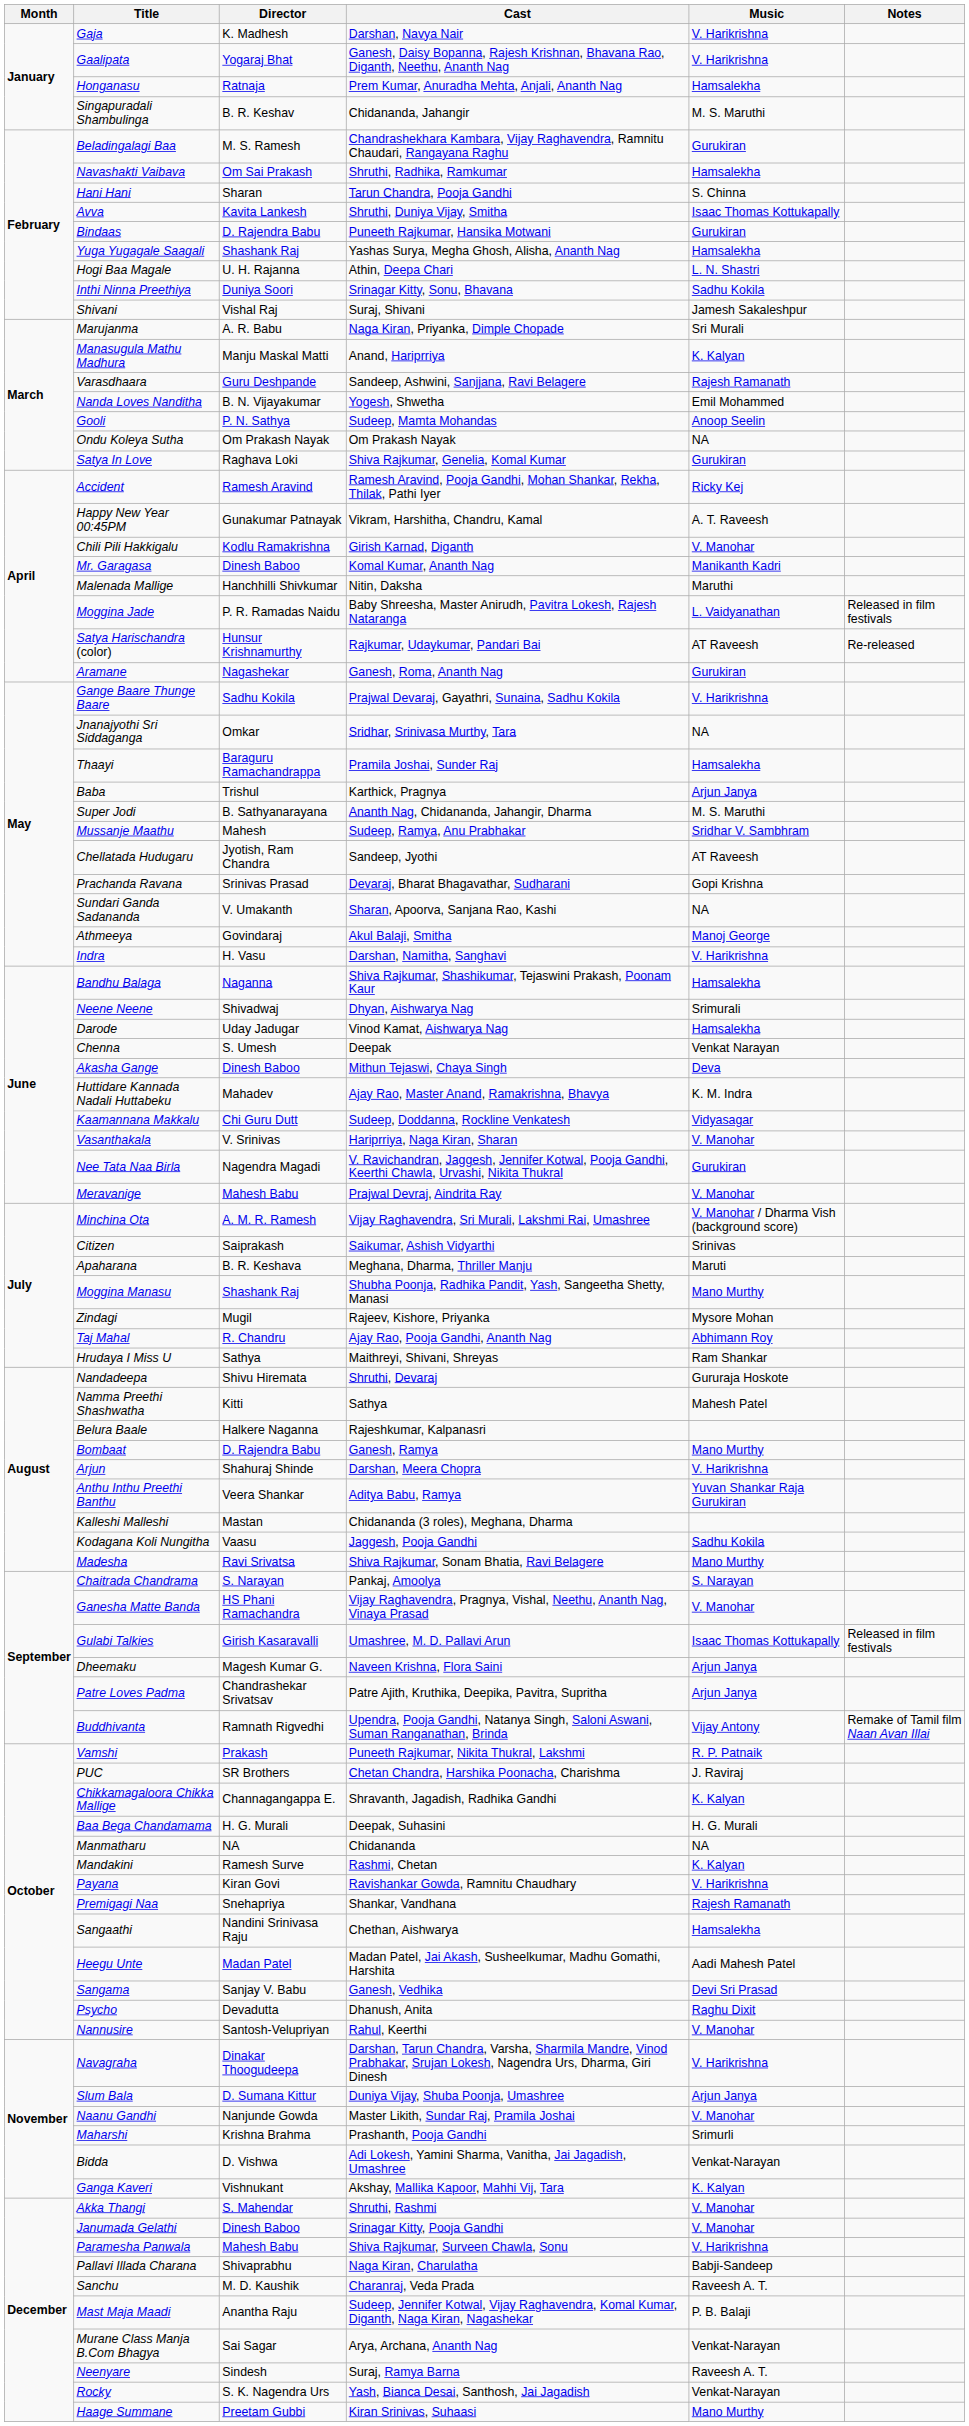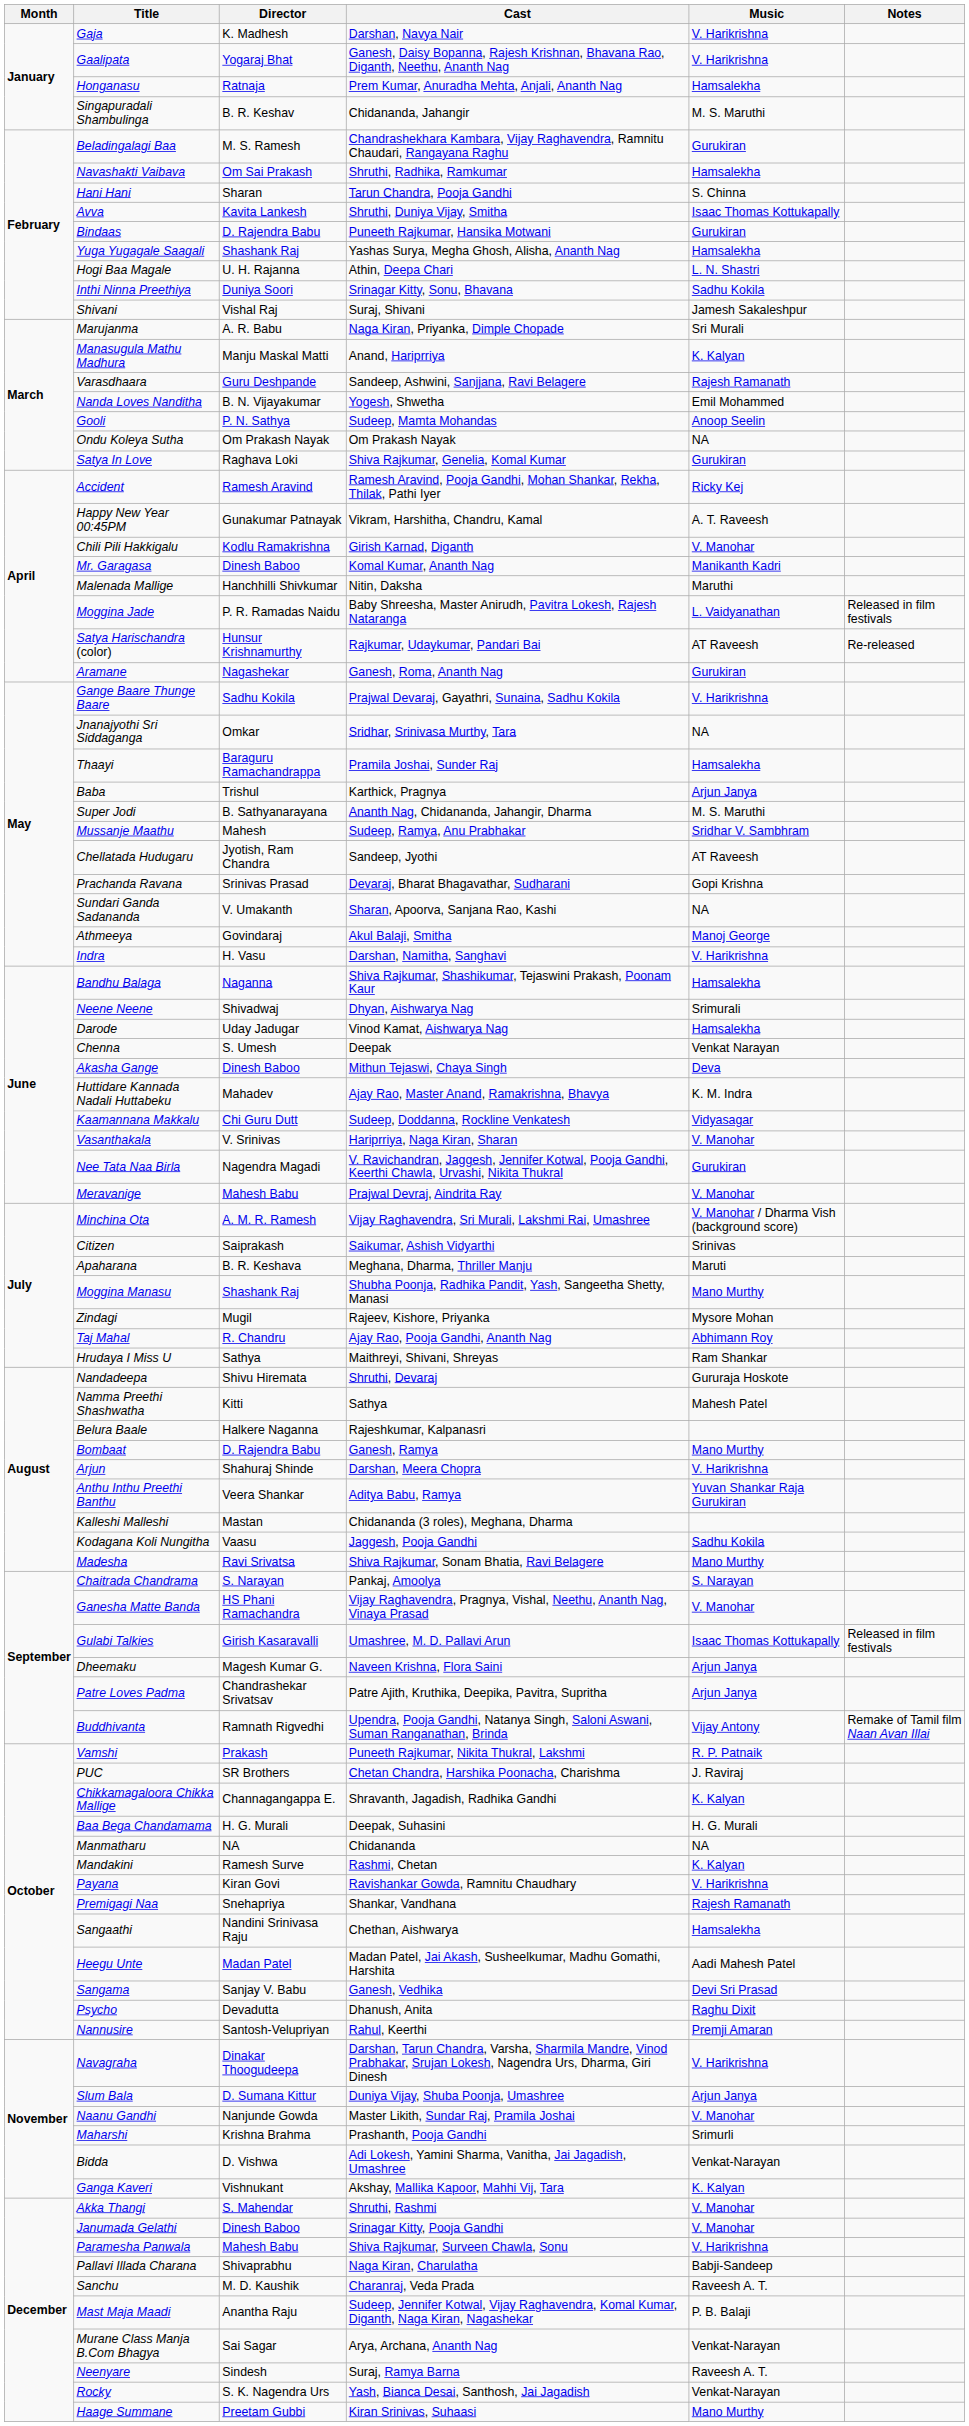(723, 2029) V. Manohar -> (732, 2029) Premji Amaran
